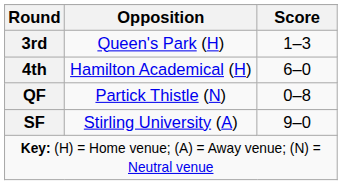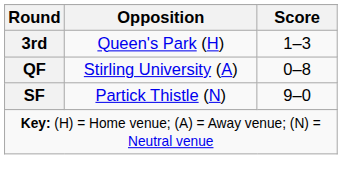- row: (34, 69)
(161, 95) Partick Thistle (N) -> (161, 69) Stirling University (A)
(161, 122) Stirling University (A) -> (161, 95) Partick Thistle (N)
